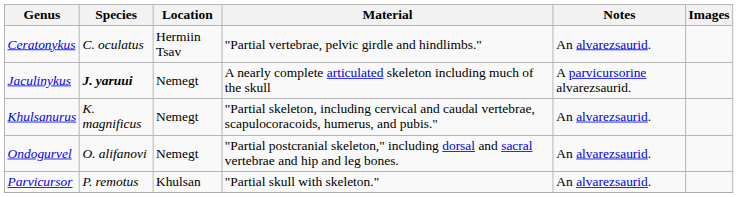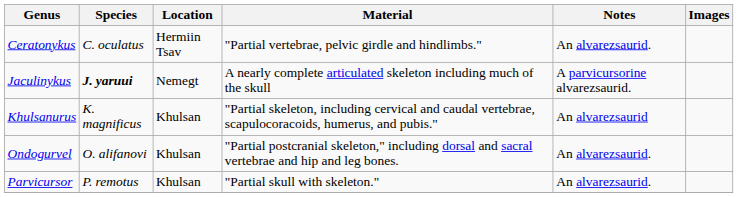(177, 116) Nemegt -> (178, 116) Khulsan
(604, 116) An alvarezsaurid. -> (602, 116) An alvarezsaurid
(177, 153) Nemegt -> (178, 153) Khulsan
